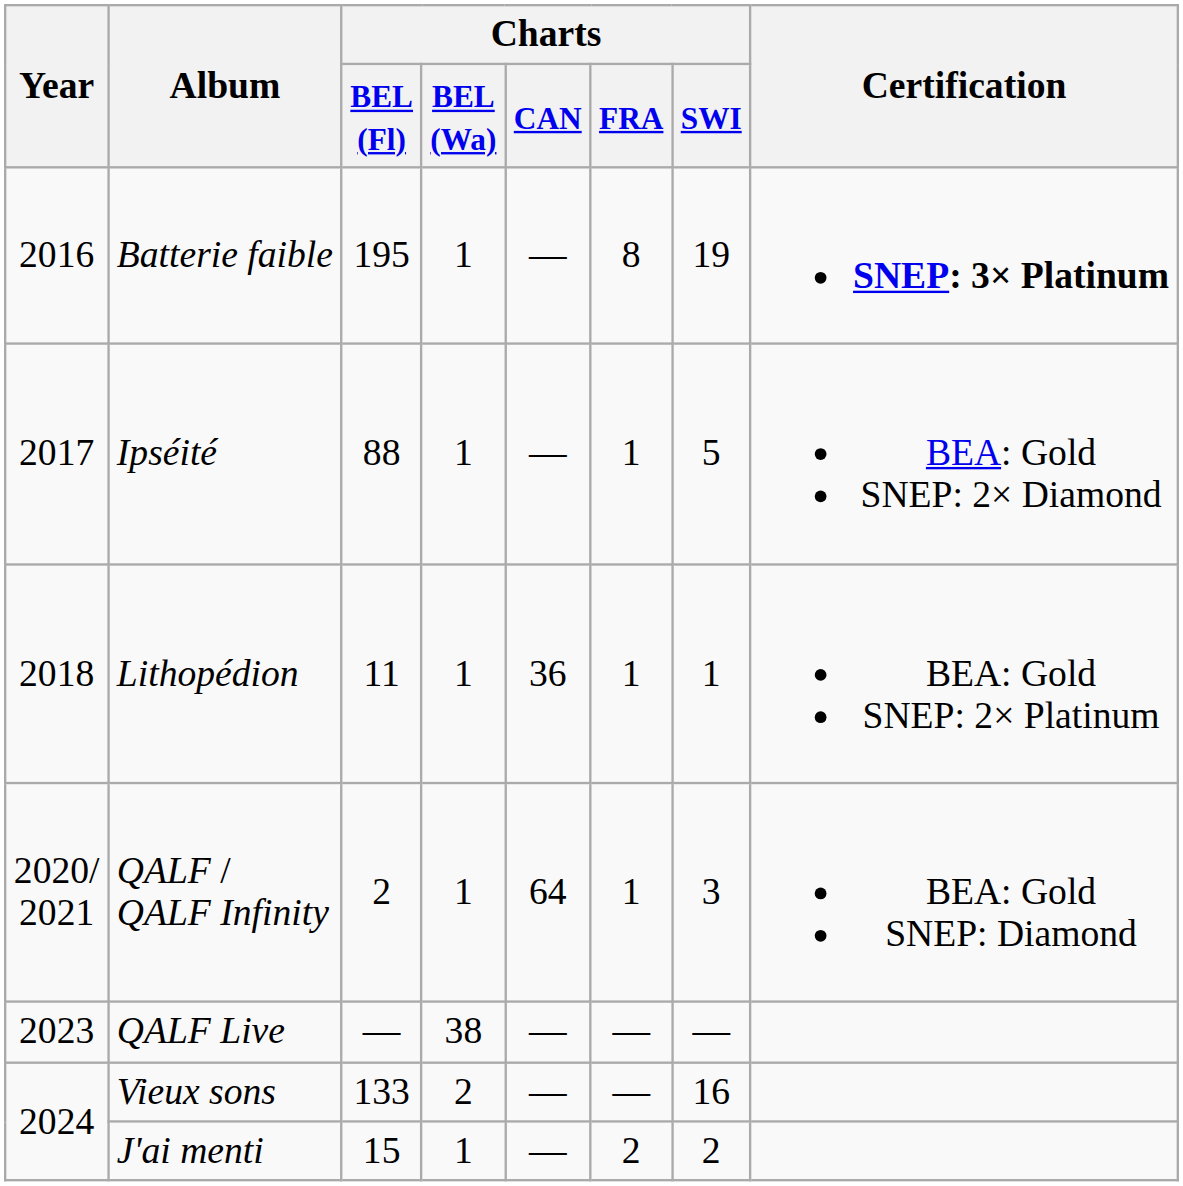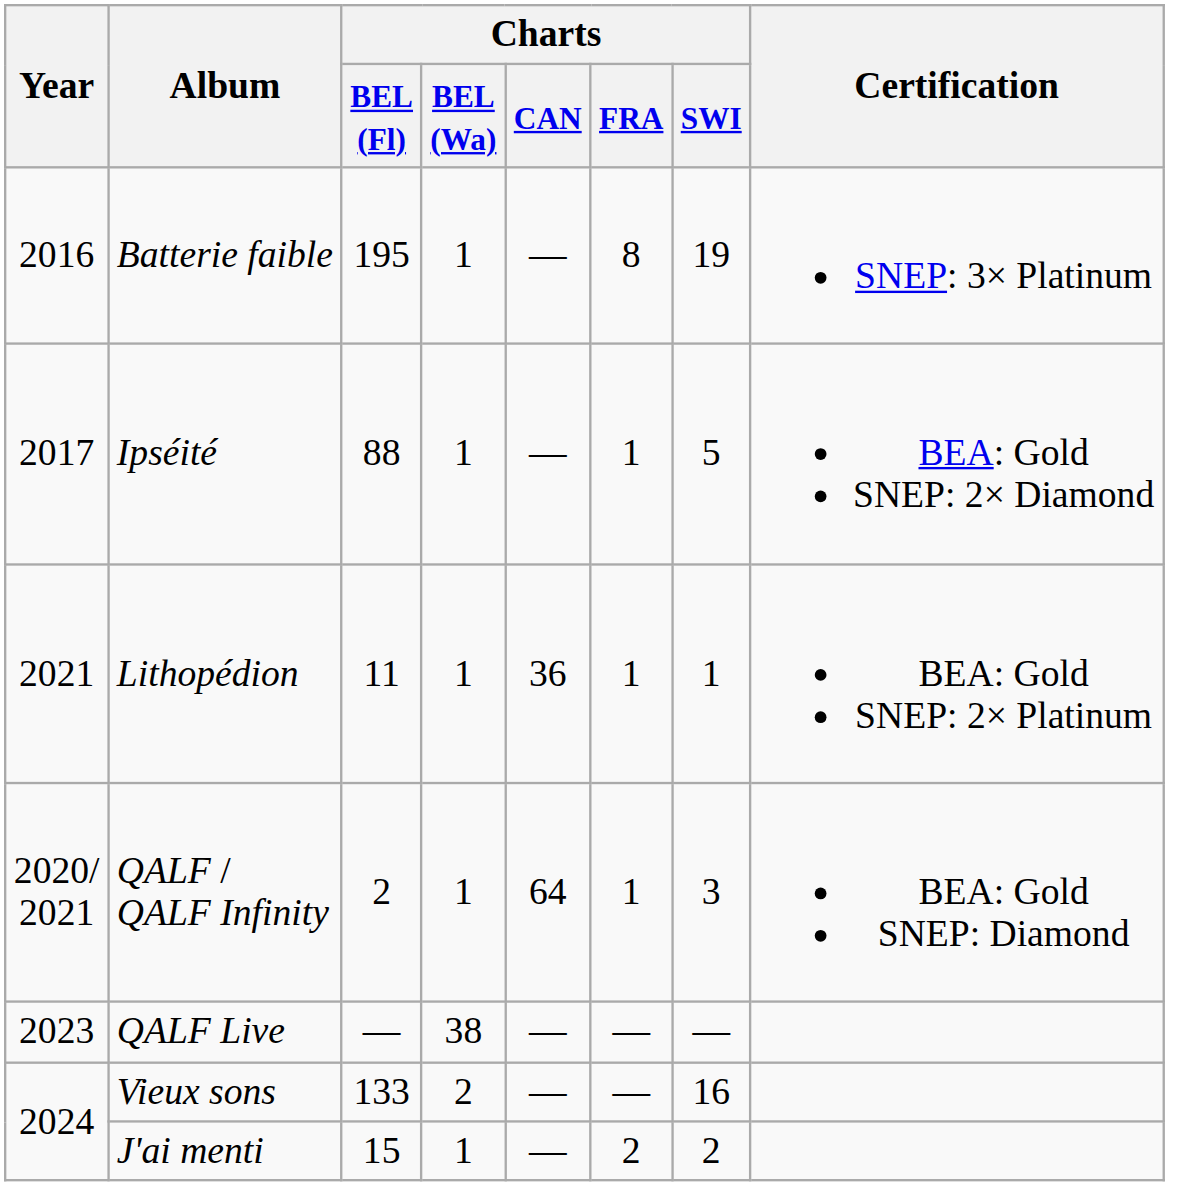(964, 276) bold -> (957, 276) normal
(57, 672) 2018 -> (57, 672) 2021
